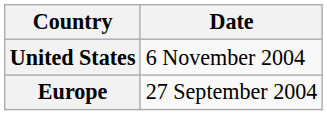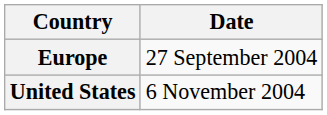rows swapped: (73, 92) <-> (73, 57)
